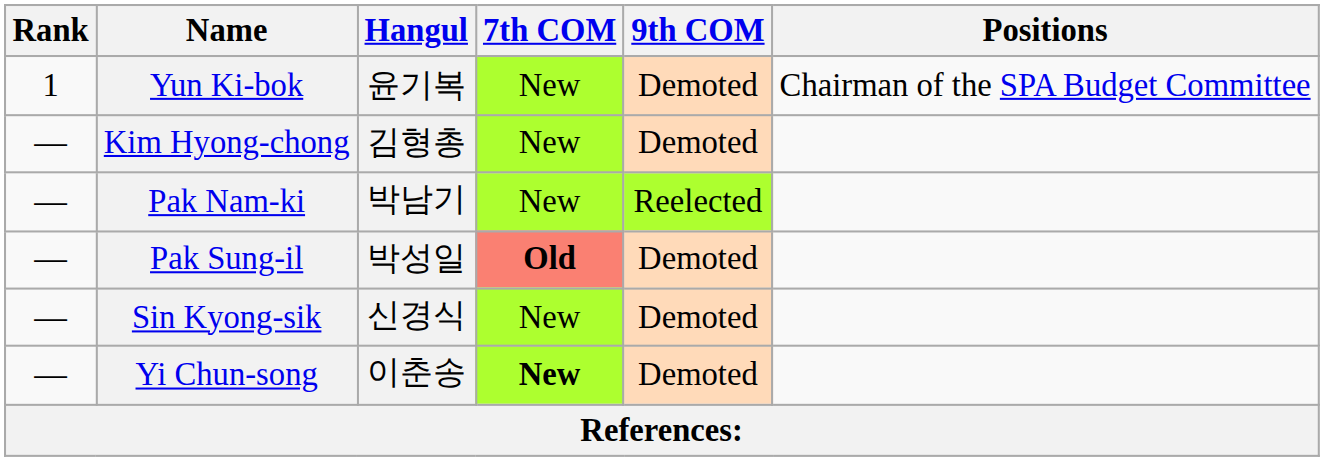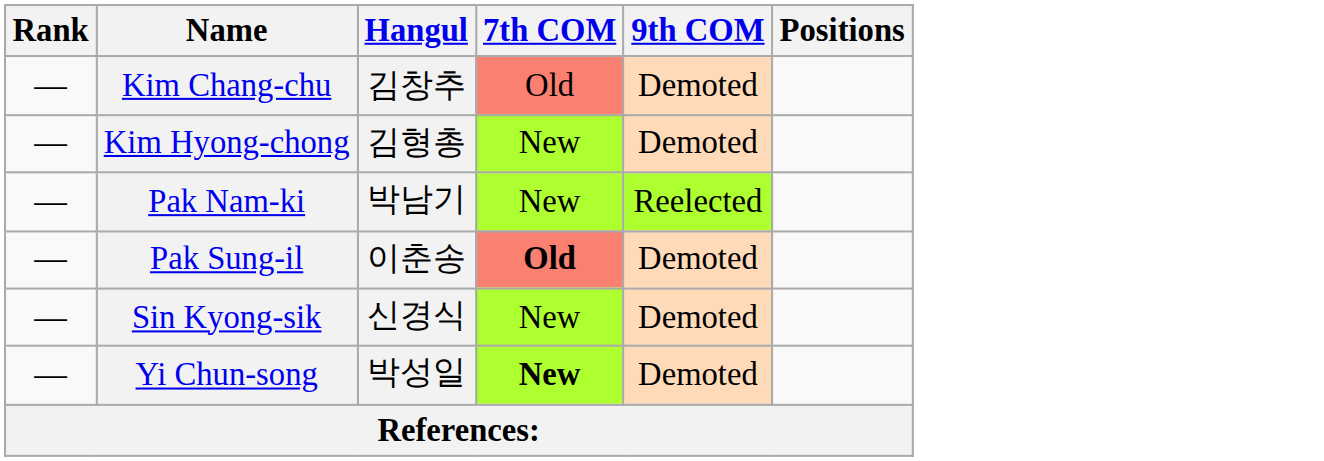- row: (227, 85)
+ row: (227, 85)
(416, 257) 박성일 -> (416, 257) 이춘송
(416, 373) 이춘송 -> (416, 373) 박성일
